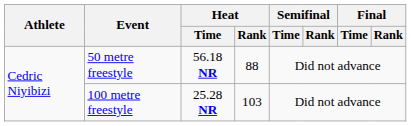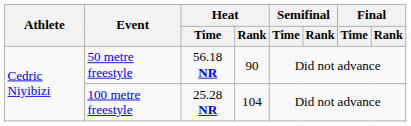(252, 65) 88 -> (252, 65) 90
(252, 102) 103 -> (252, 102) 104
